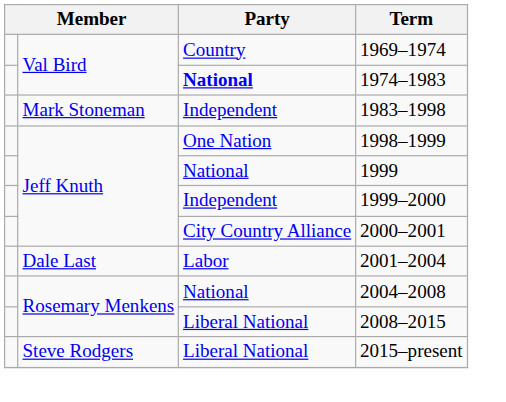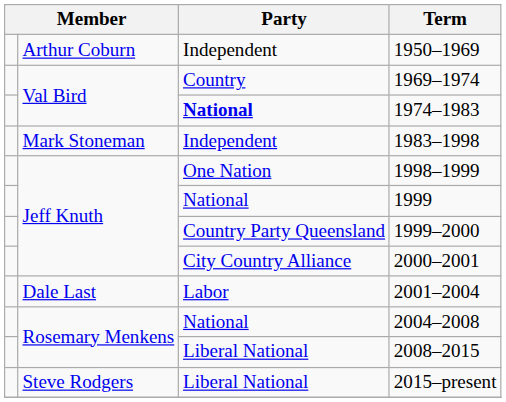+ row: (437, 49)
(230, 200) Independent -> (284, 230) Country Party Queensland
